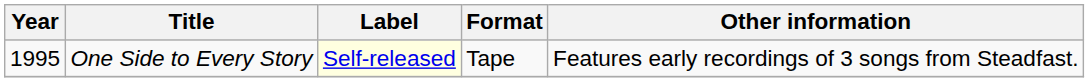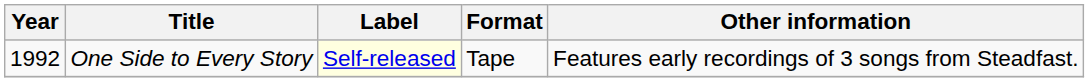(35, 58) 1995 -> (35, 58) 1992
